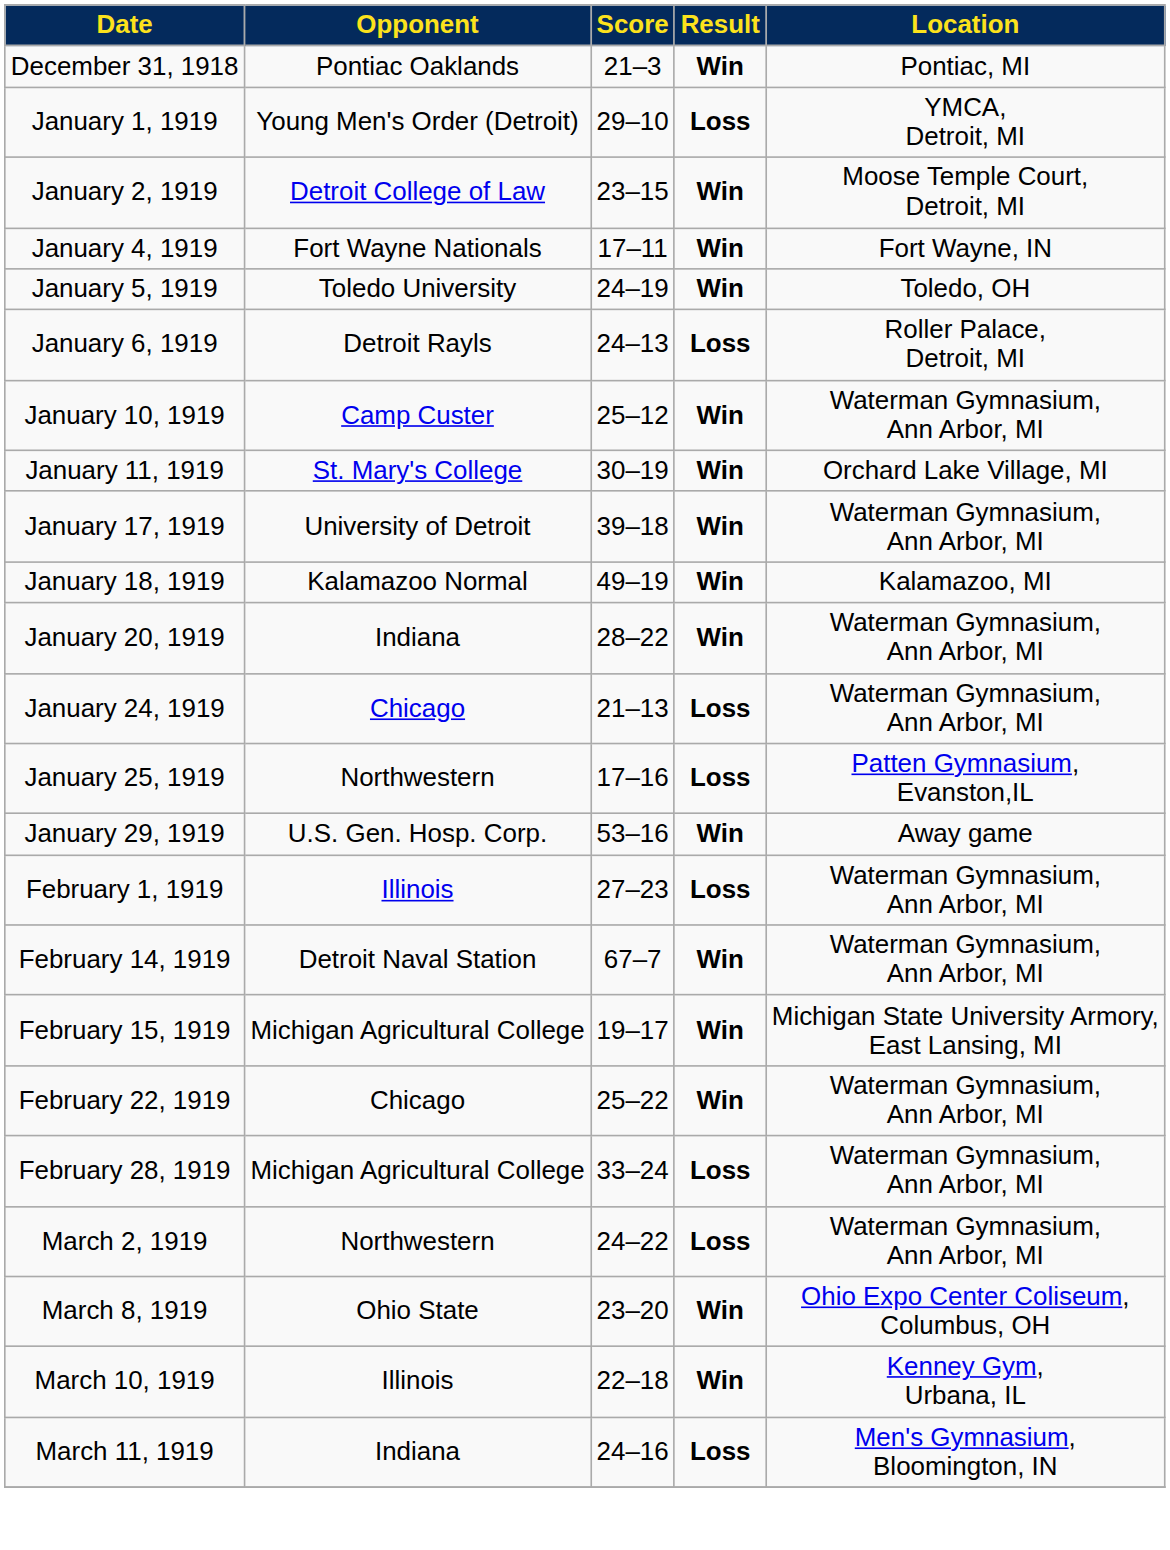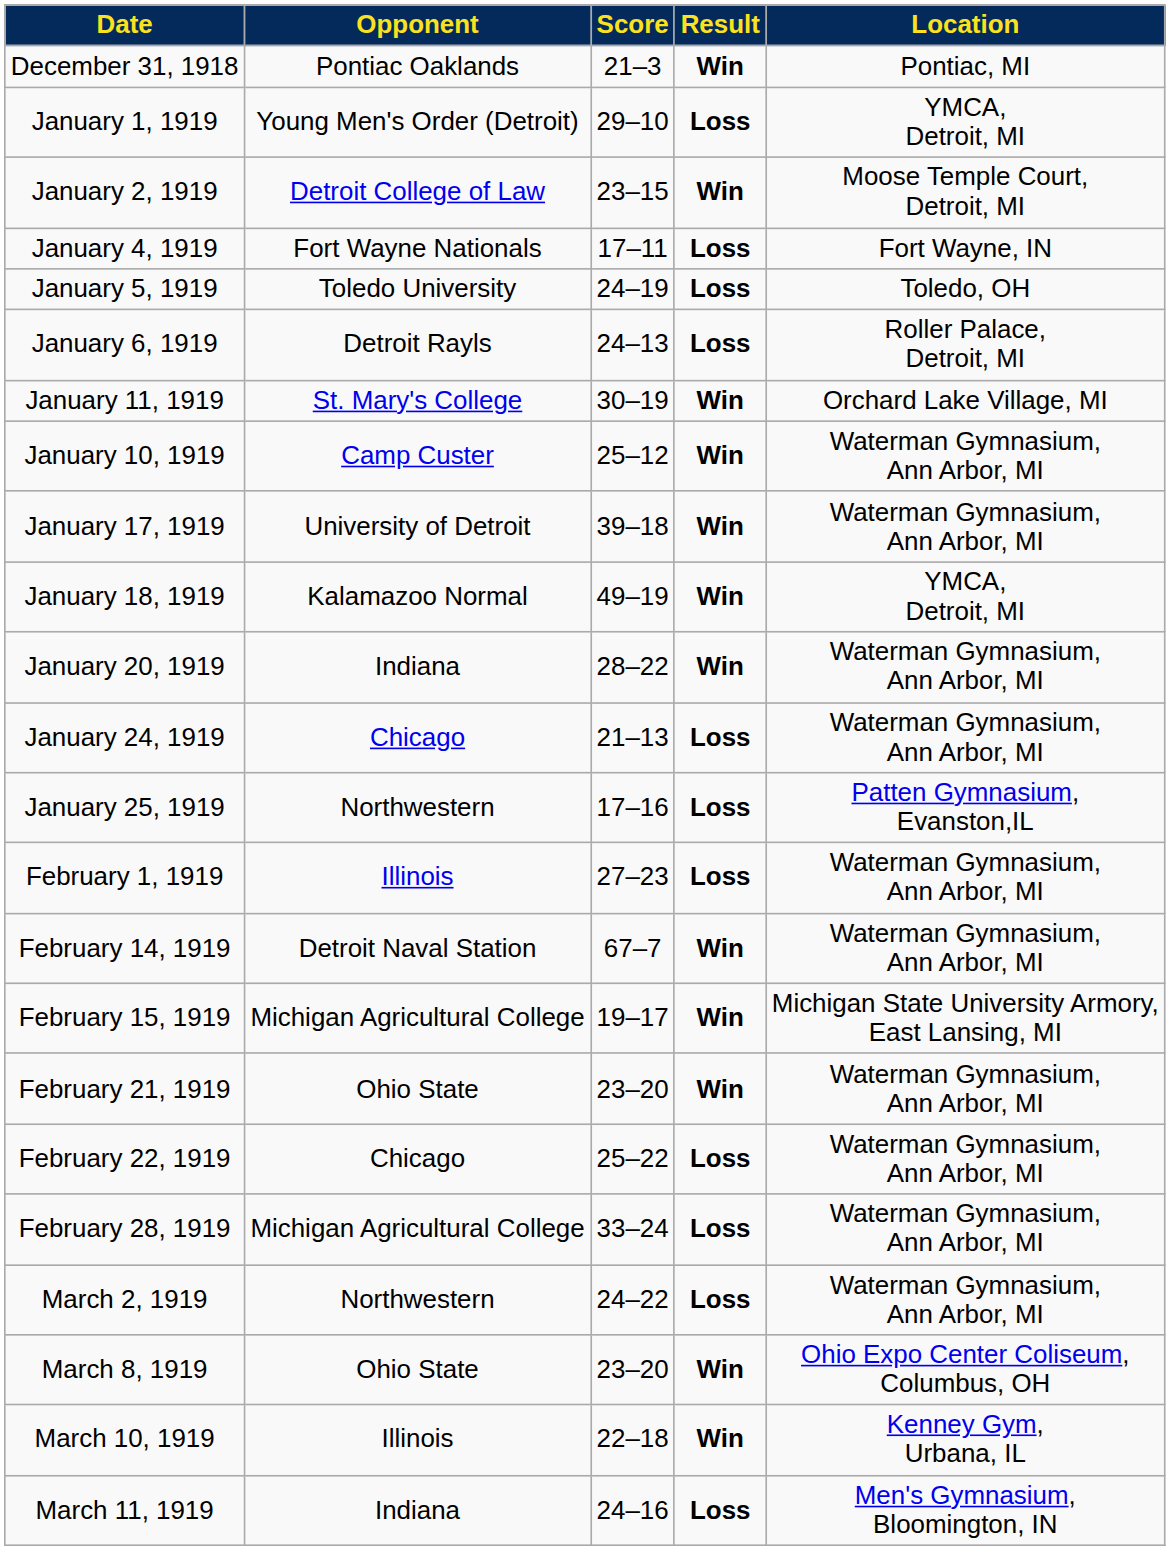(720, 247) Win -> (720, 247) Loss
(720, 288) Win -> (720, 288) Loss
rows swapped: (125, 414) <-> (125, 470)
(965, 581) Kalamazoo, MI -> (965, 596) YMCA, Detroit, MI
- row: (125, 833)
+ row: (125, 1088)
(720, 1100) Win -> (720, 1158) Loss
